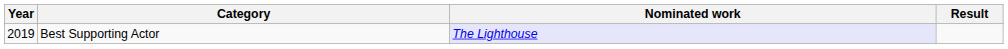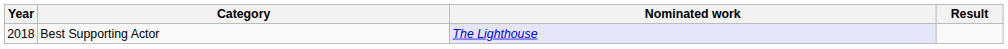(21, 33) 2019 -> (21, 33) 2018
